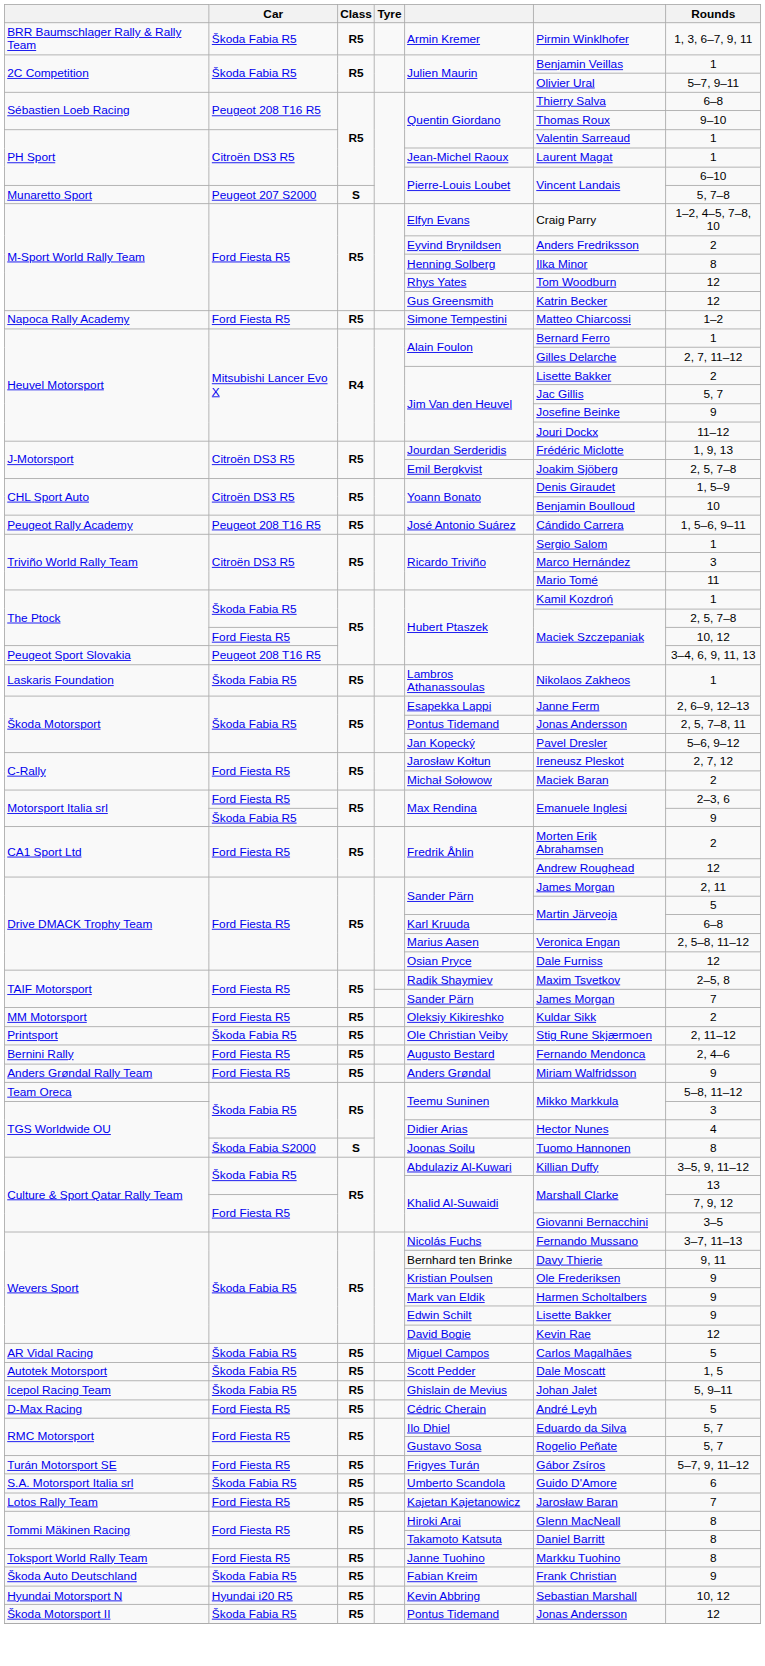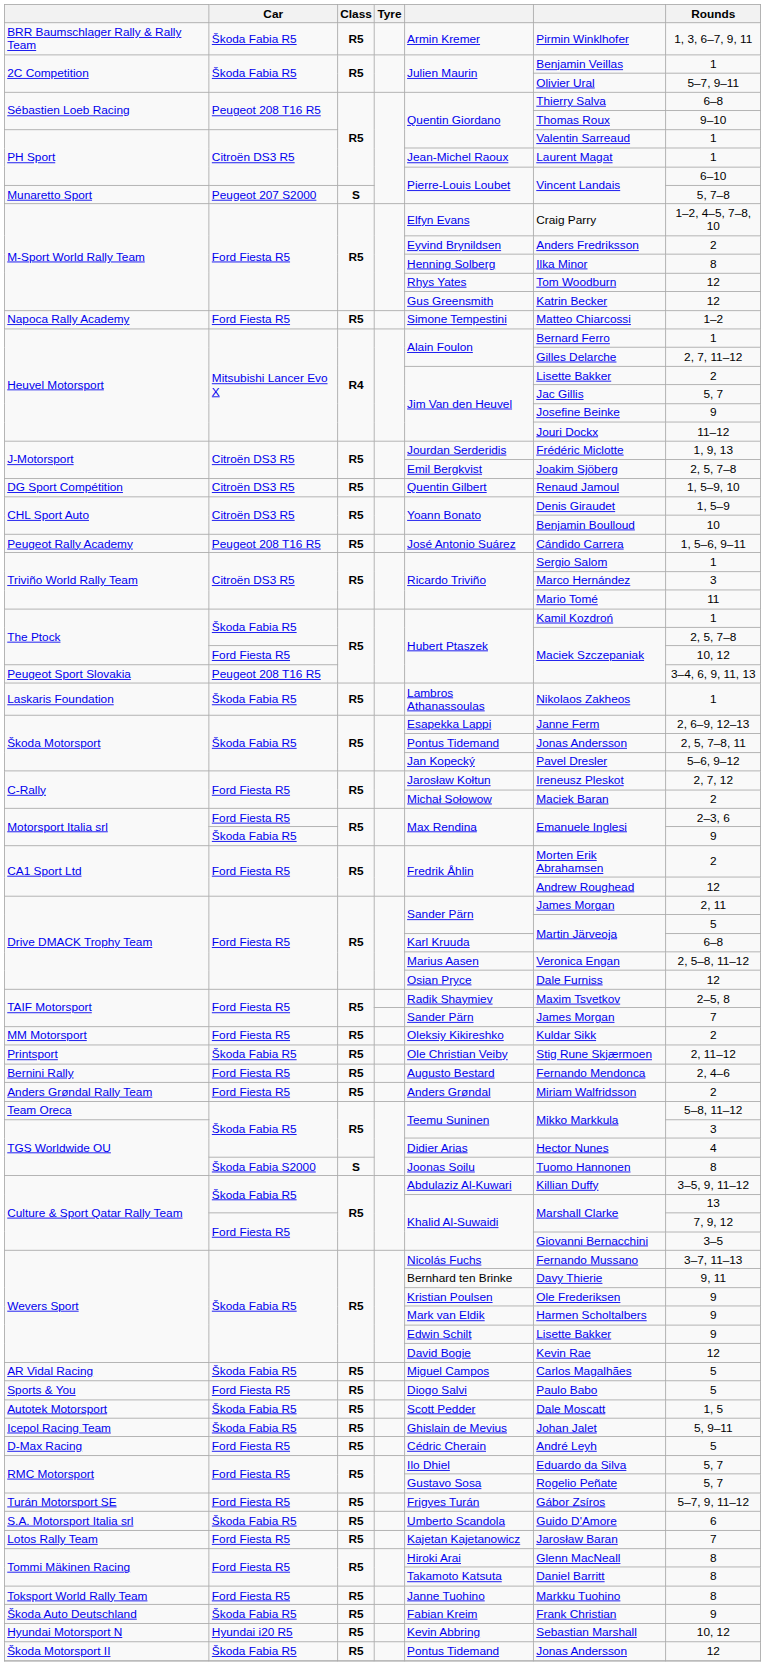+ row: (65, 487)
(713, 1073) 9 -> (713, 1091) 2
+ row: (41, 1390)
